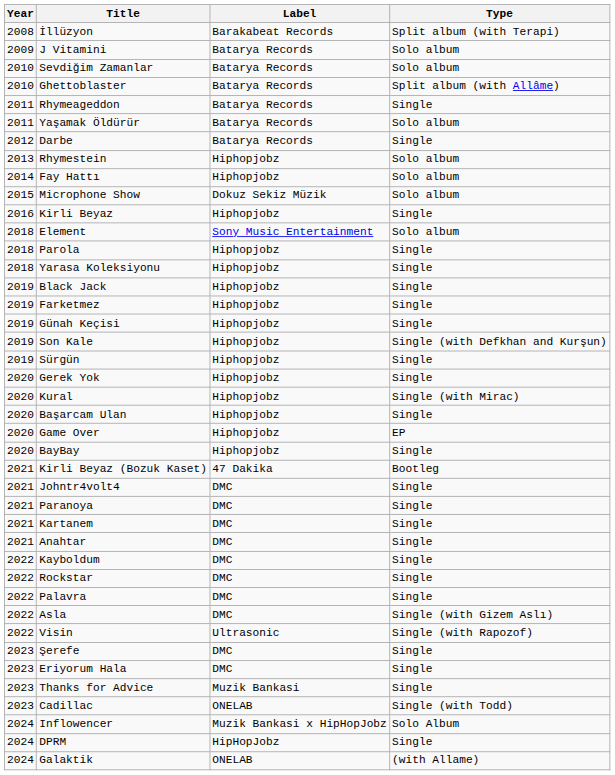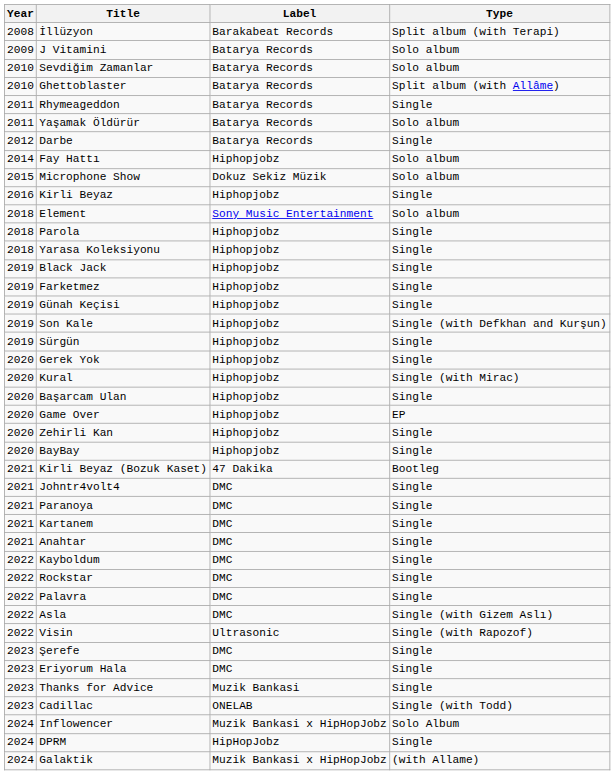- row: (73, 159)
+ row: (76, 433)
(232, 761) ONELAB -> (300, 761) Muzik Bankasi x HipHopJobz
